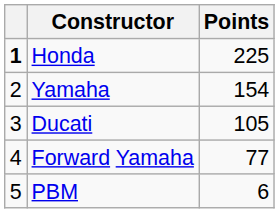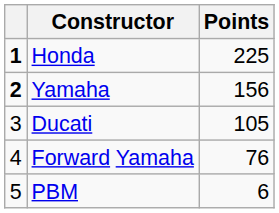(16, 90) normal -> (16, 90) bold
(251, 90) 154 -> (251, 90) 156
(257, 158) 77 -> (257, 158) 76
